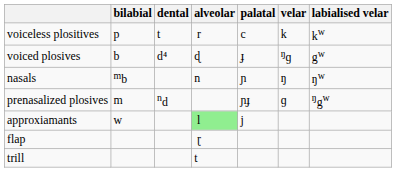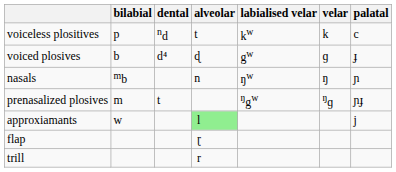columns swapped: (258, 13) <-> (350, 13)
(159, 34) t -> (163, 34) nd
(198, 34) r -> (196, 34) t
(286, 56) ŋɡ -> (325, 56) ɡ
(163, 100) nd -> (159, 100) t
(284, 100) ɡ -> (328, 100) ŋɡ
(196, 158) t -> (198, 158) r
